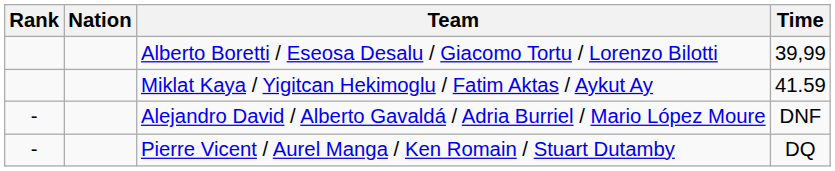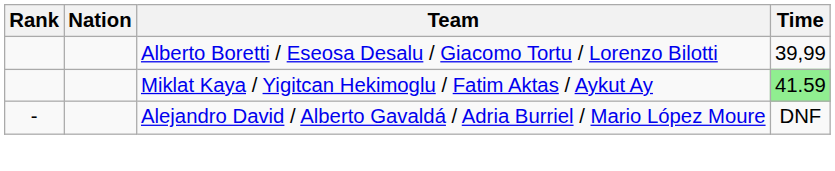(800, 85) no background -> (800, 85) lightgreen background
- row: (408, 149)
